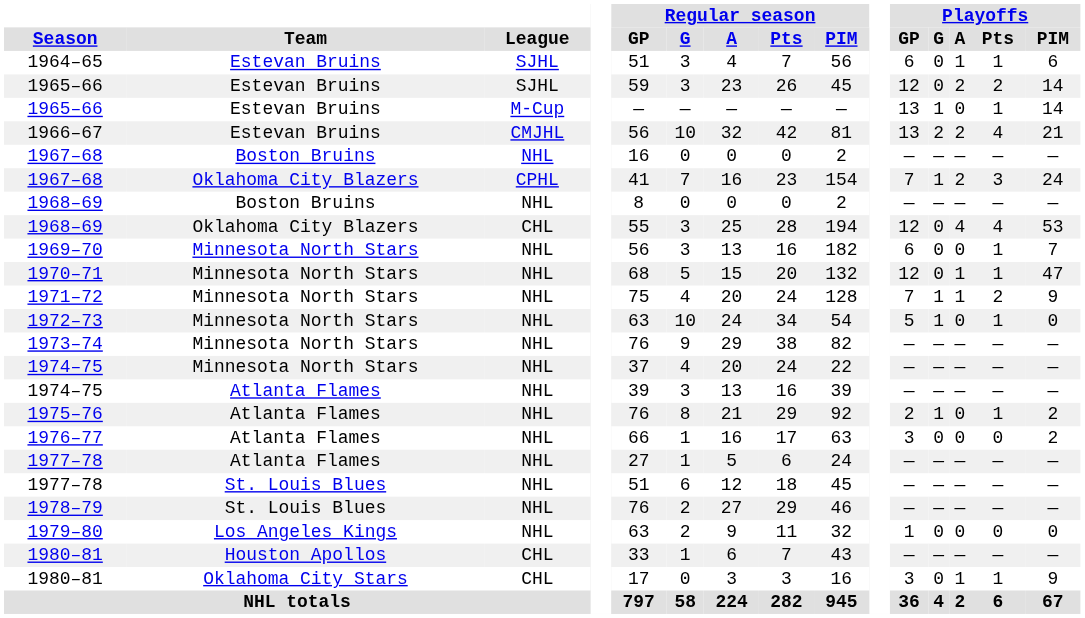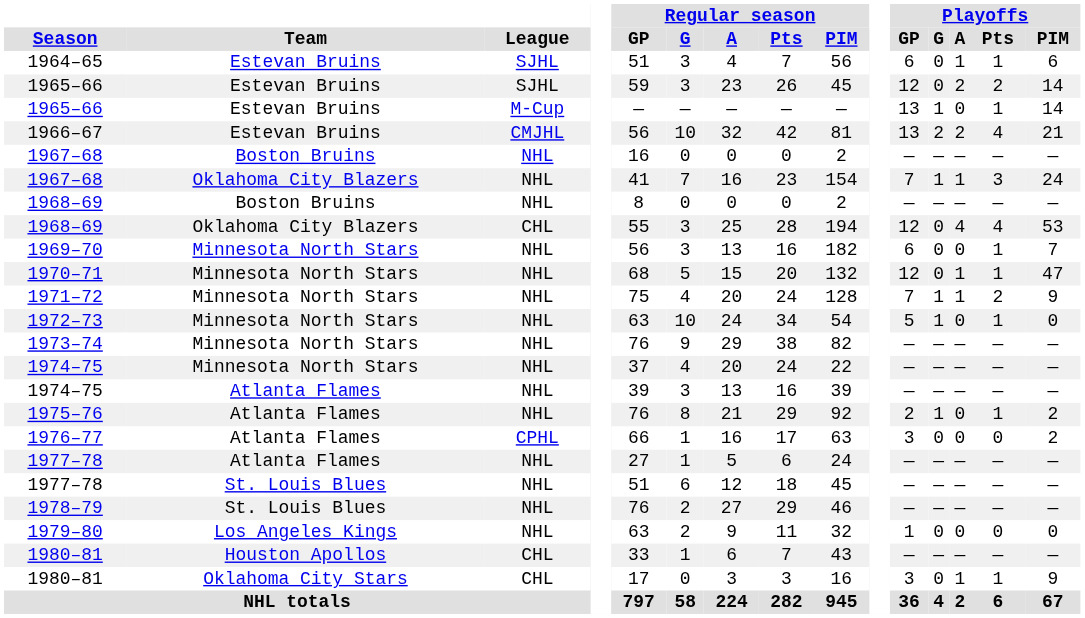(537, 180) CPHL -> (537, 180) NHL
(960, 180) 2 -> (960, 180) 1
(537, 438) NHL -> (537, 438) CPHL
